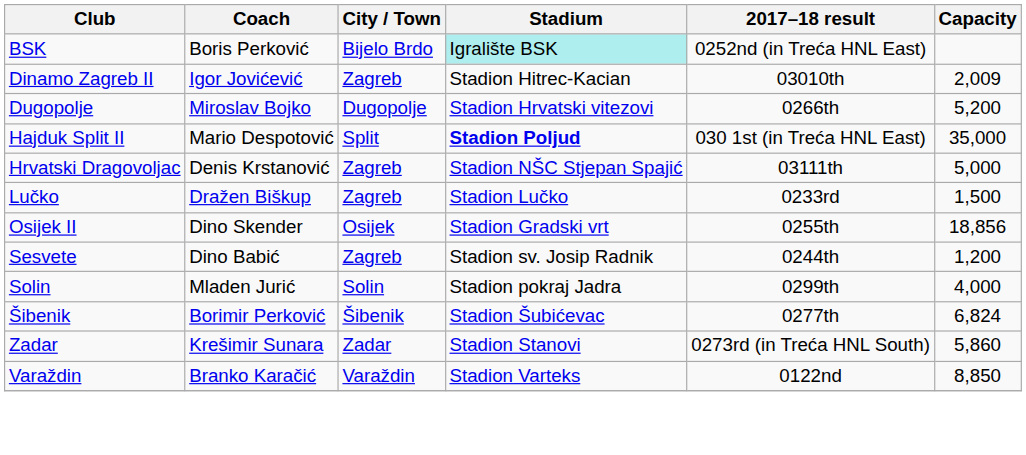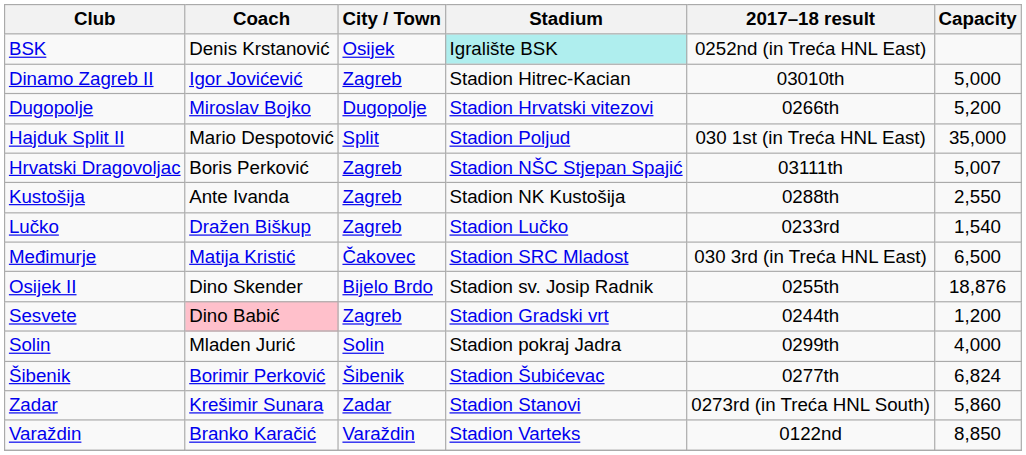(249, 49) Boris Perković -> (259, 49) Denis Krstanović
(388, 49) Bijelo Brdo -> (368, 49) Osijek
(978, 78) 2,009 -> (978, 78) 5,000
(515, 138) bold -> (510, 138) normal
(259, 167) Denis Krstanović -> (249, 167) Boris Perković
(978, 167) 5,000 -> (978, 167) 5,007
+ row: (47, 197)
(978, 197) 1,500 -> (978, 227) 1,540
+ row: (53, 256)
(368, 227) Osijek -> (388, 286) Bijelo Brdo
(529, 227) Stadion Gradski vrt -> (551, 286) Stadion sv. Josip Radnik
(978, 227) 18,856 -> (978, 286) 18,876
(234, 256) no background -> (234, 316) pink background
(551, 256) Stadion sv. Josip Radnik -> (529, 316) Stadion Gradski vrt
